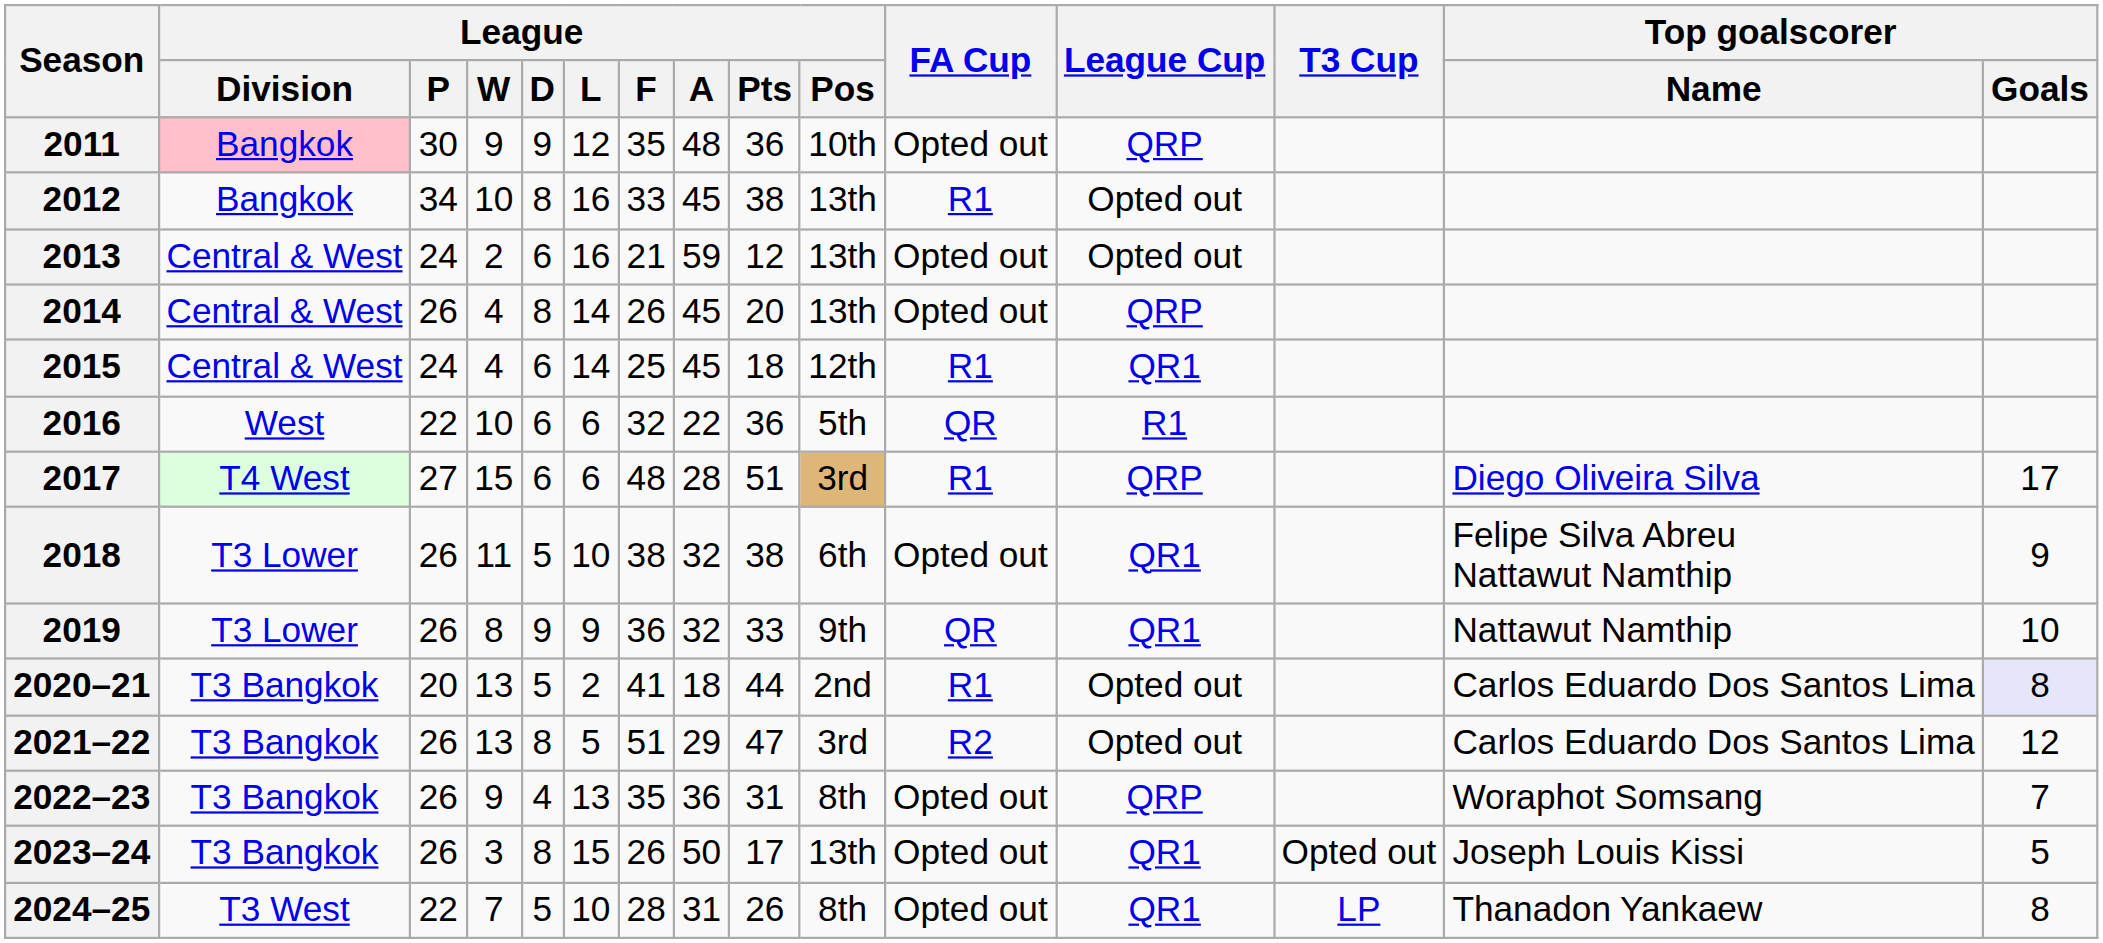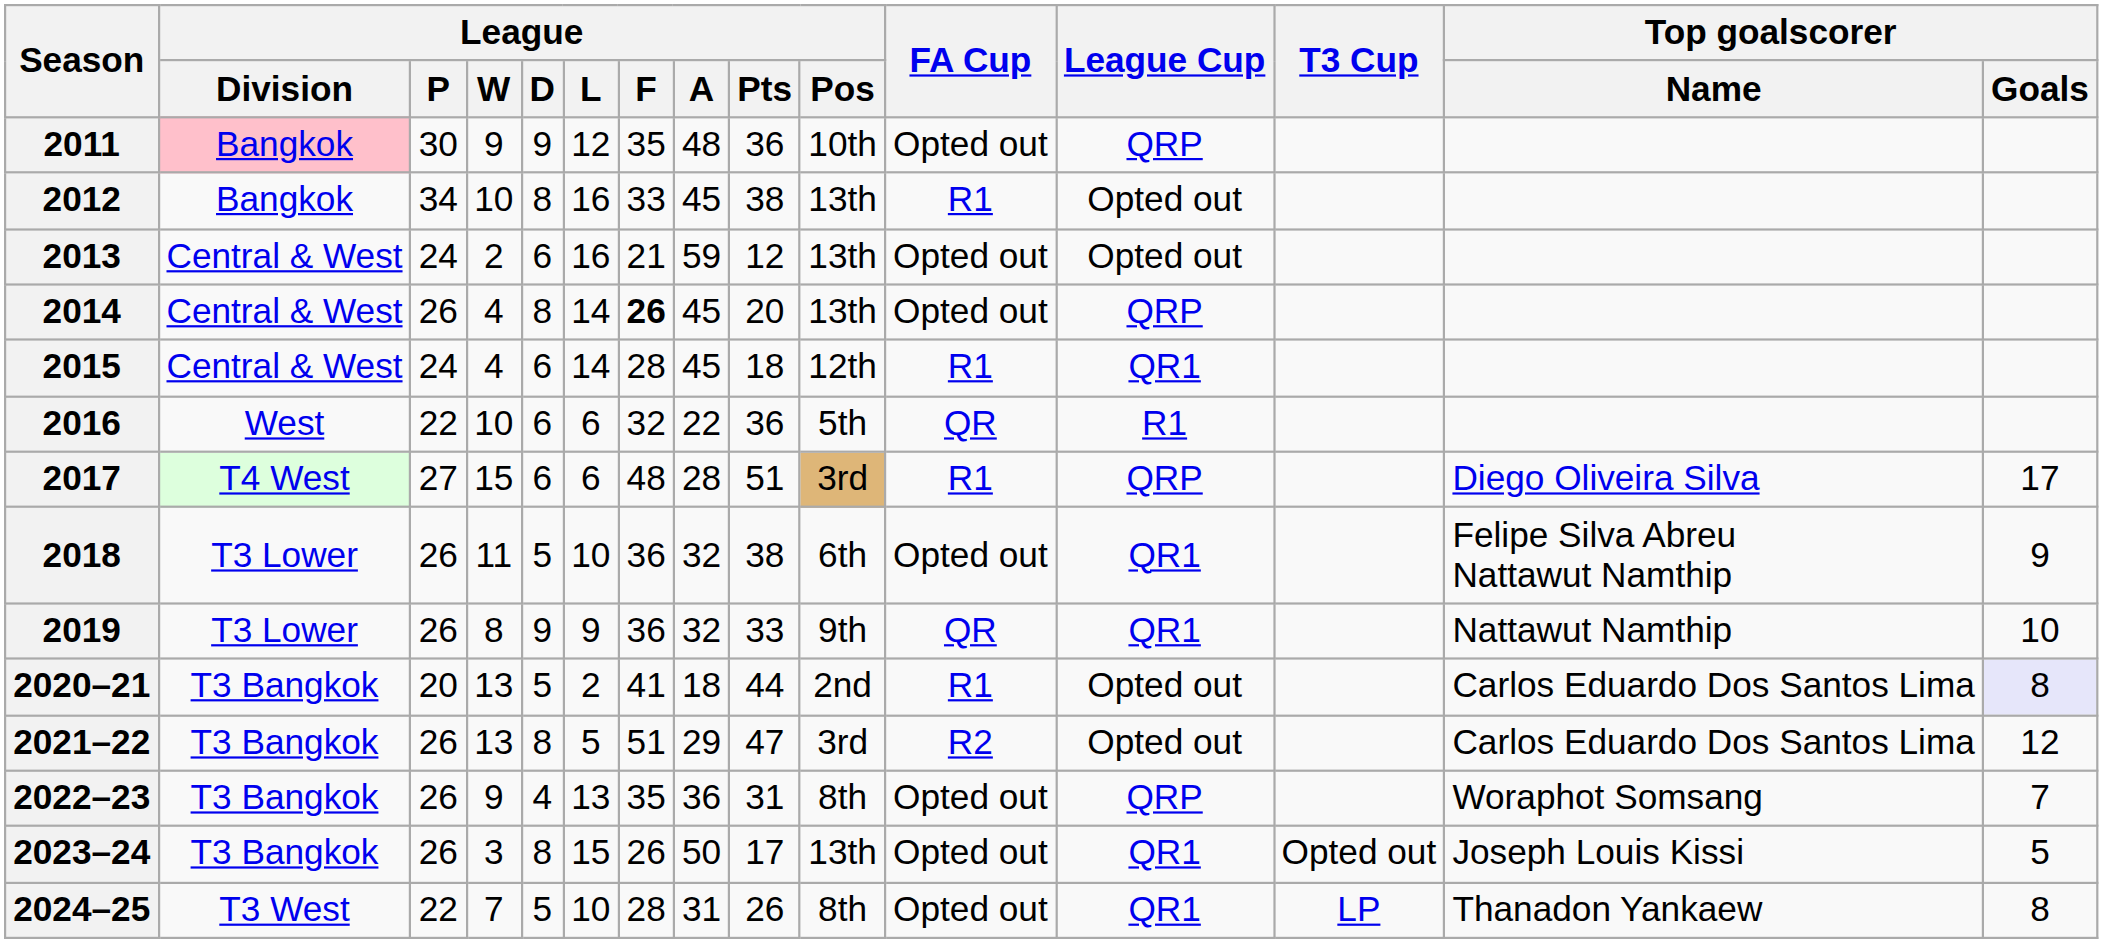(646, 311) normal -> (646, 311) bold
(646, 367) 25 -> (646, 367) 28
(646, 554) 38 -> (646, 554) 36
